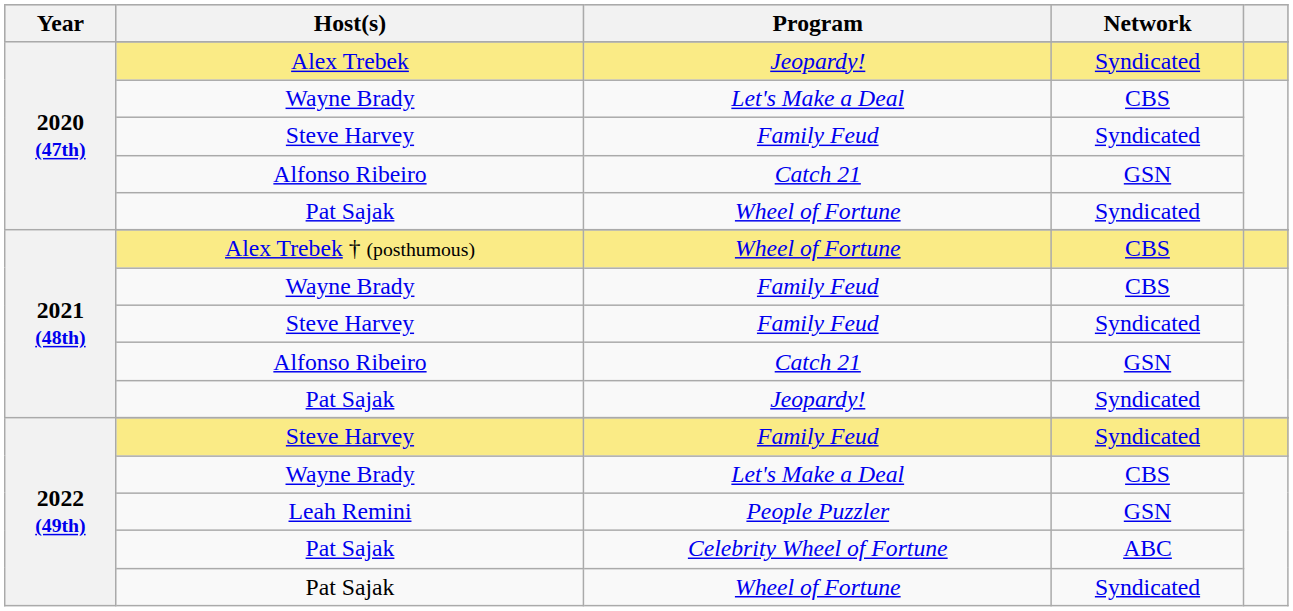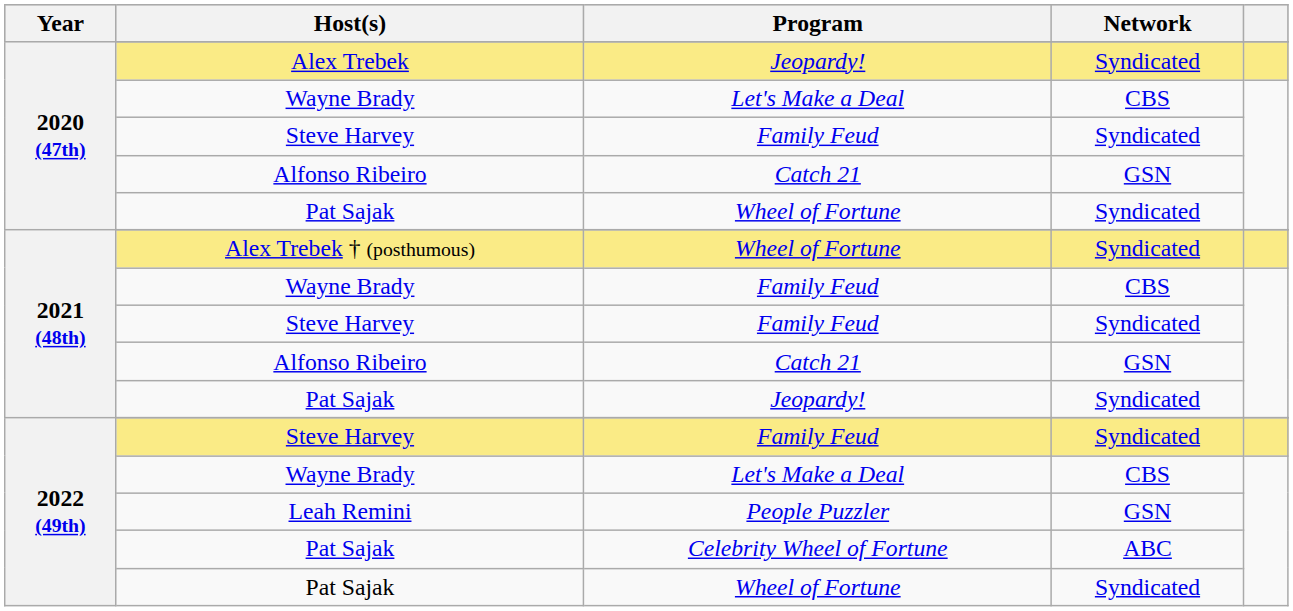(1147, 248) CBS -> (1147, 248) Syndicated
